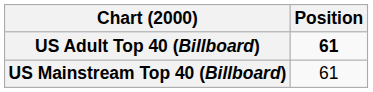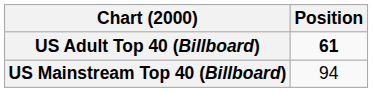(329, 73) 61 -> (329, 73) 94
